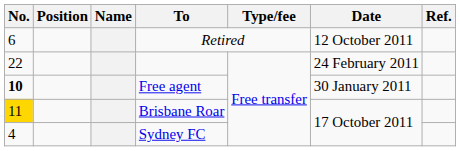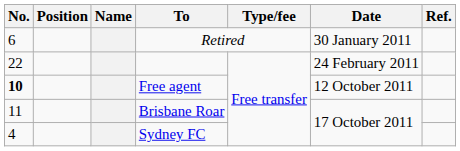(363, 39) 12 October 2011 -> (363, 39) 30 January 2011
(363, 87) 30 January 2011 -> (363, 87) 12 October 2011
(15, 110) gold background -> (15, 110) no background
